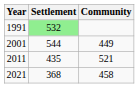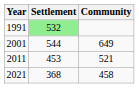(106, 43) 449 -> (106, 43) 649
(54, 59) 435 -> (54, 59) 453
